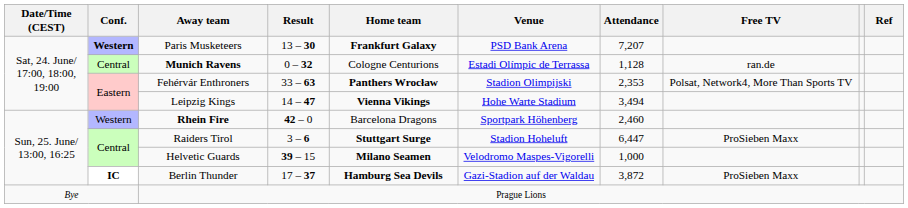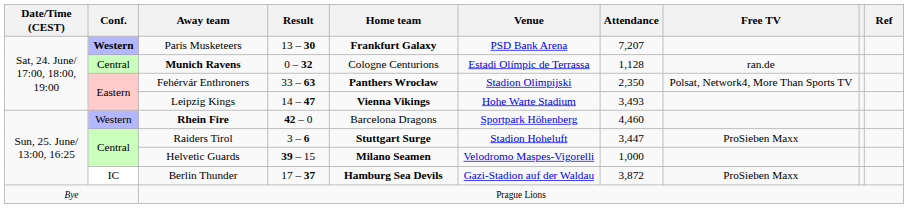(631, 82) 2,353 -> (631, 82) 2,350
(631, 101) 3,494 -> (631, 101) 3,493
(631, 120) 2,460 -> (631, 120) 4,460
(631, 138) 6,447 -> (631, 138) 3,447
(113, 175) bold -> (113, 175) normal
